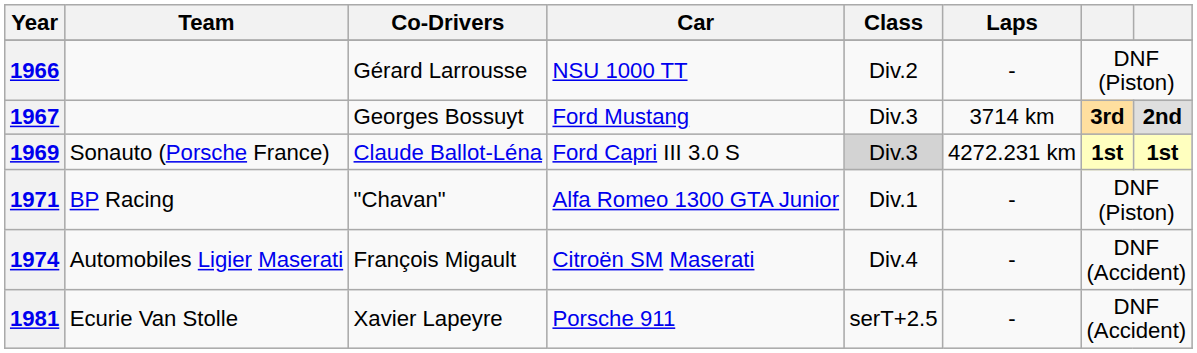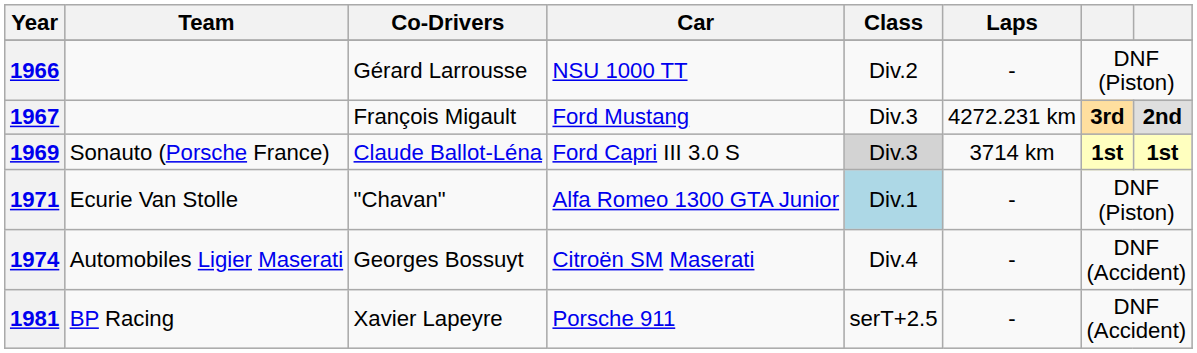(439, 117) Georges Bossuyt -> (435, 117) François Migault
(1012, 117) 3714 km -> (1012, 117) 4272.231 km
(1012, 152) 4272.231 km -> (1012, 152) 3714 km
(122, 200) BP Racing -> (154, 200) Ecurie Van Stolle
(893, 200) no background -> (893, 200) lightblue background
(435, 259) François Migault -> (439, 259) Georges Bossuyt
(154, 319) Ecurie Van Stolle -> (122, 319) BP Racing
